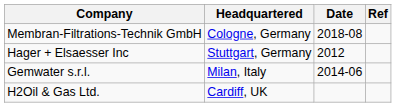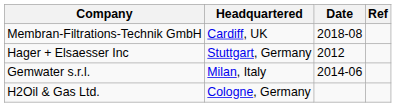(259, 33) Cologne, Germany -> (237, 33) Cardiff, UK
(237, 92) Cardiff, UK -> (259, 92) Cologne, Germany
